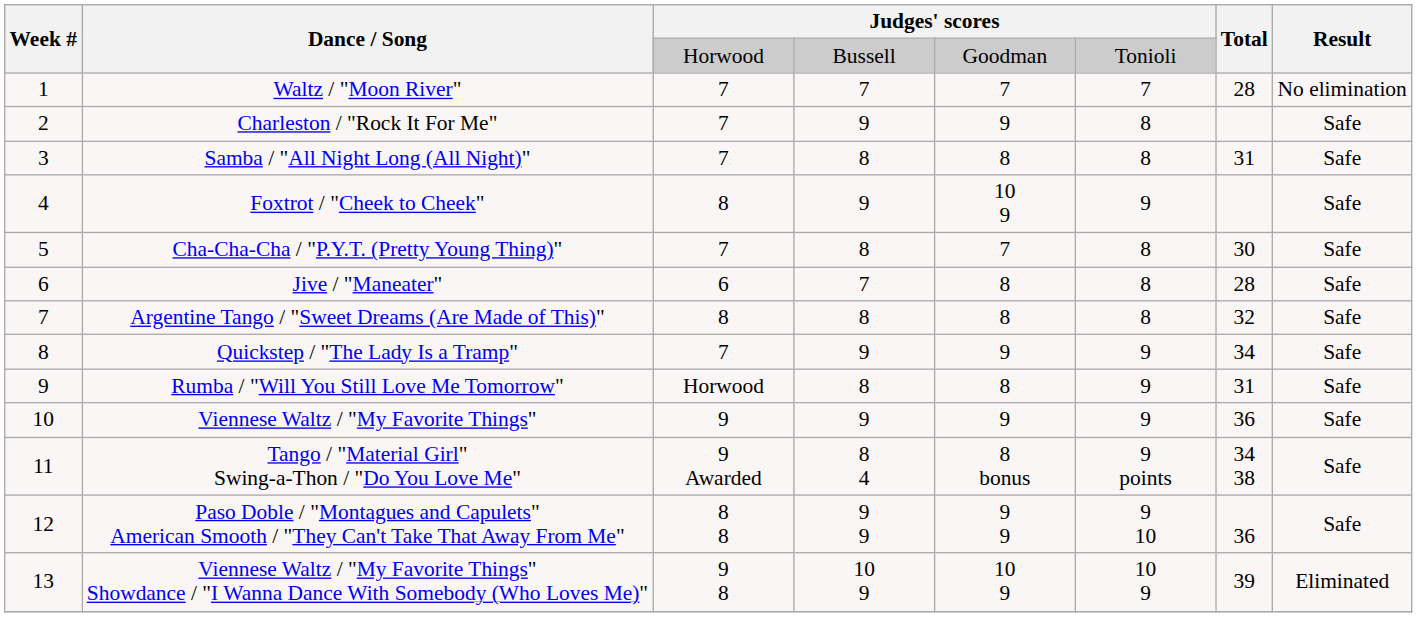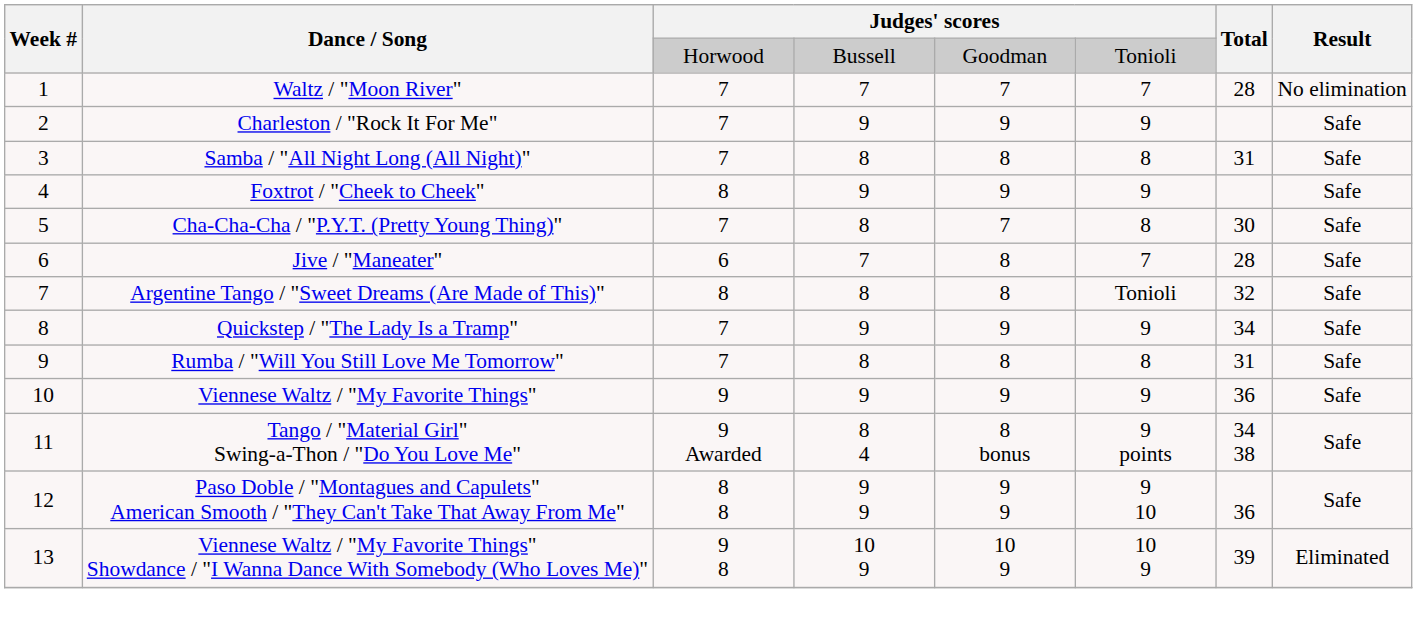(1146, 123) 8 -> (1146, 123) 9
(1005, 203) 10 9 -> (1005, 191) 9
(1146, 283) 8 -> (1146, 259) 7
(1146, 317) 8 -> (1146, 293) Tonioli
(723, 385) Horwood -> (723, 361) 7
(1146, 385) 9 -> (1146, 361) 8
